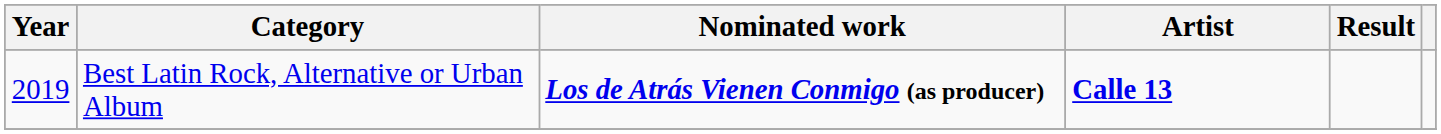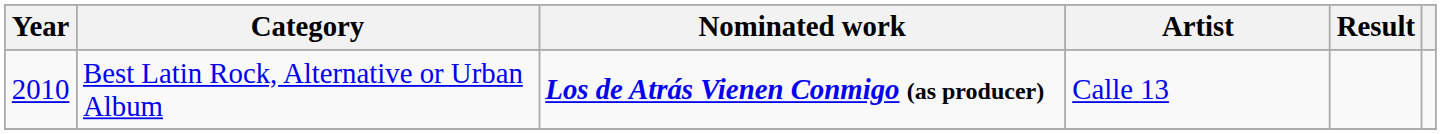(41, 89) 2019 -> (41, 89) 2010
(1122, 89) bold -> (1121, 89) normal
